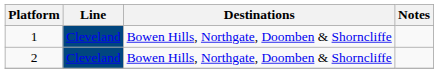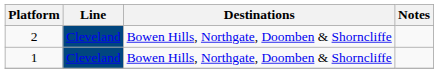rows swapped: (34, 36) <-> (34, 57)
